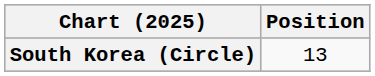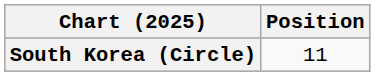(315, 55) 13 -> (315, 55) 11
